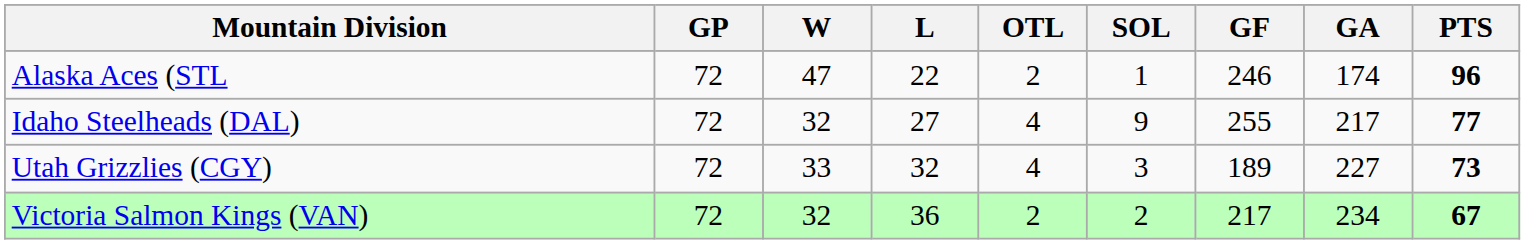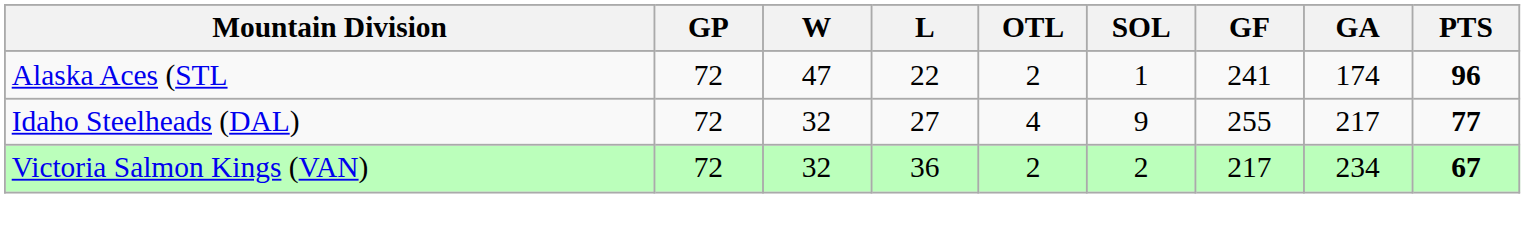(1249, 74) 246 -> (1249, 74) 241
- row: (142, 167)
